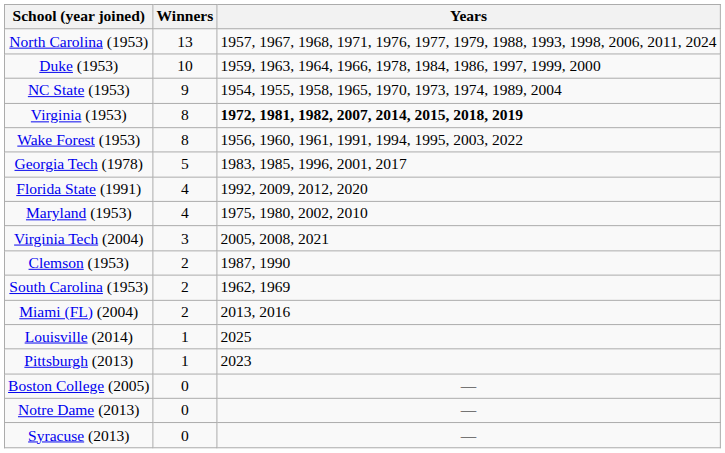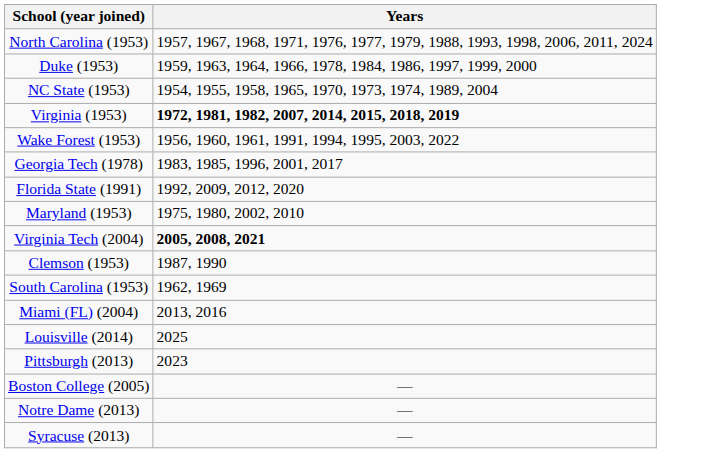- column: (185, 16)
(275, 238) normal -> (211, 238) bold
